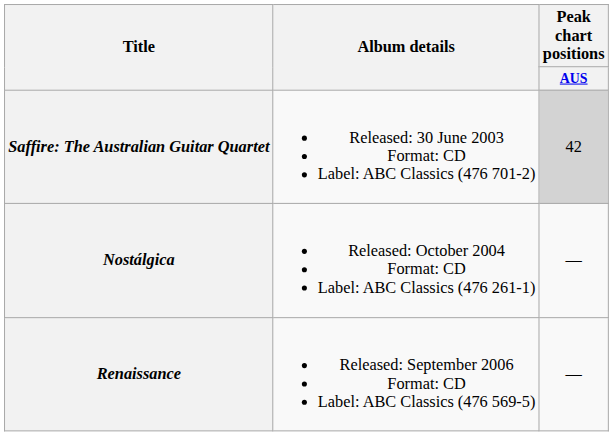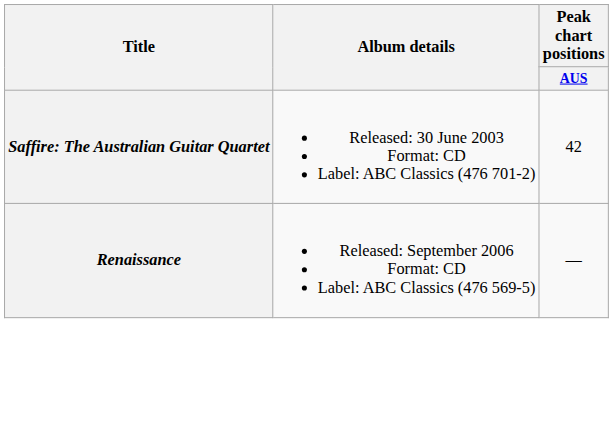(574, 146) lightgrey background -> (574, 146) no background
- row: (139, 260)
